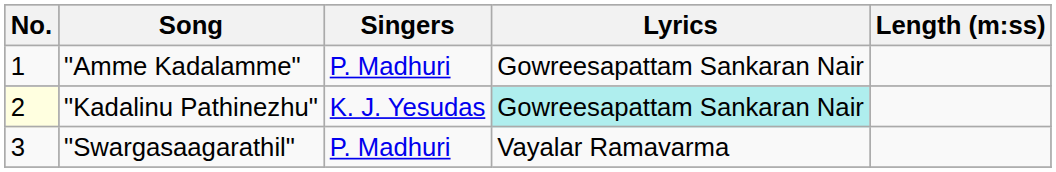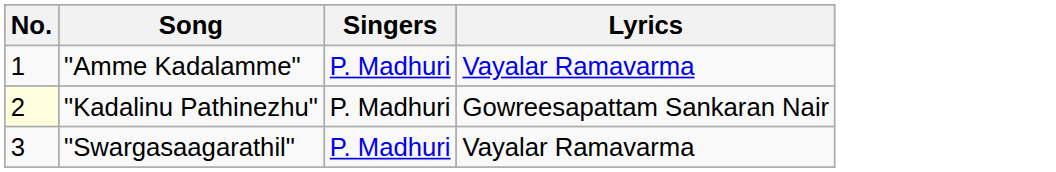- column: (961, 25)
(681, 66) Gowreesapattam Sankaran Nair -> (579, 66) Vayalar Ramavarma
(408, 107) K. J. Yesudas -> (390, 107) P. Madhuri
(681, 107) paleturquoise background -> (646, 107) no background
